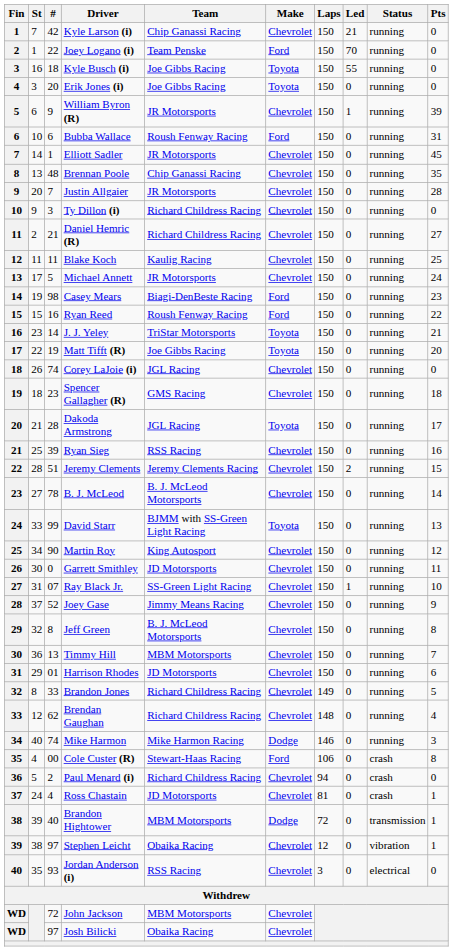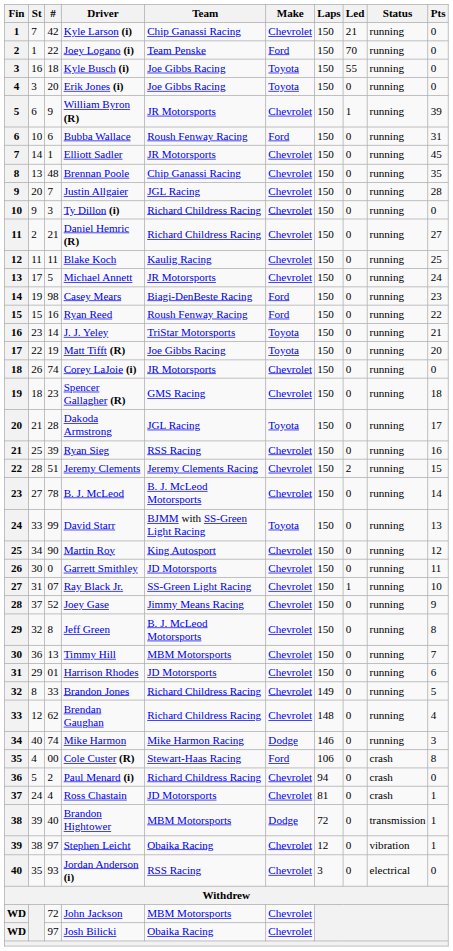(182, 191) JR Motorsports -> (174, 191) JGL Racing
(174, 369) JGL Racing -> (182, 369) JR Motorsports
